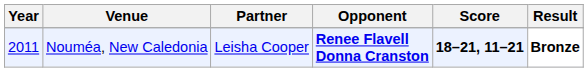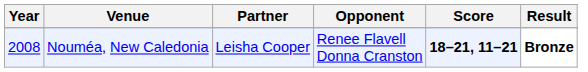(24, 47) 2011 -> (24, 47) 2008
(372, 47) bold -> (370, 47) normal
